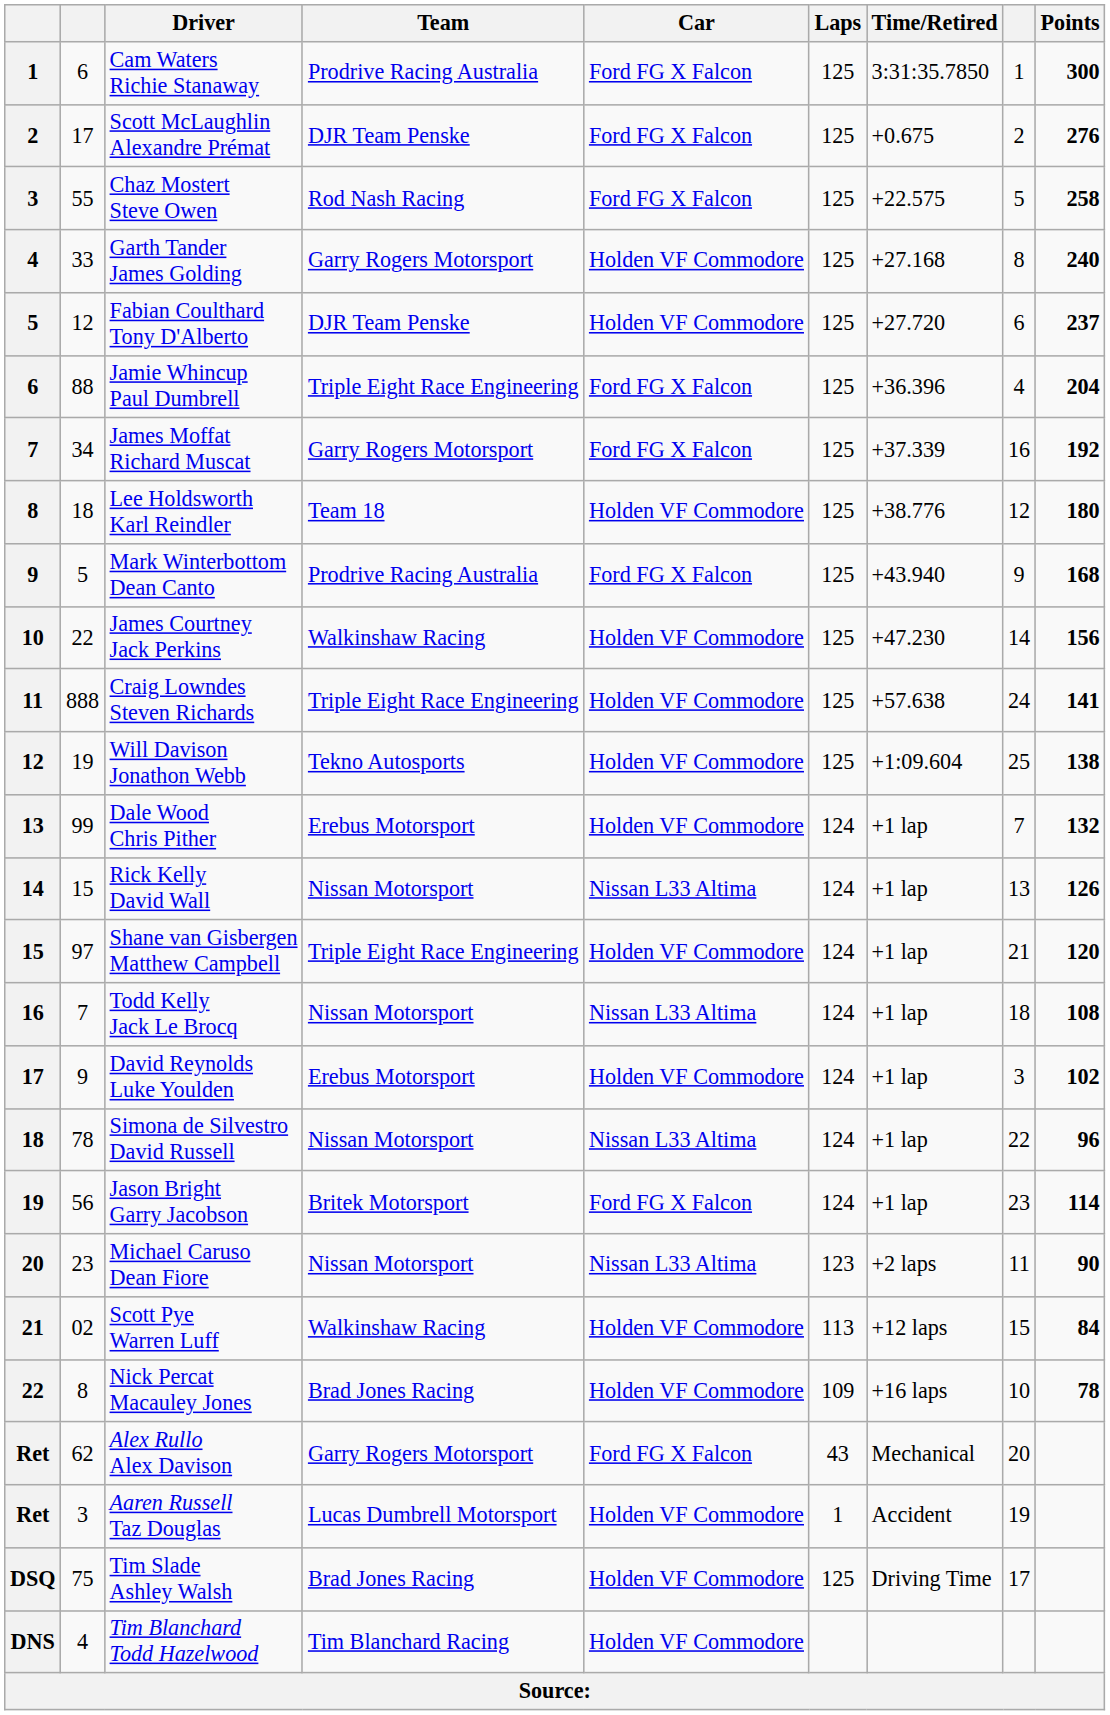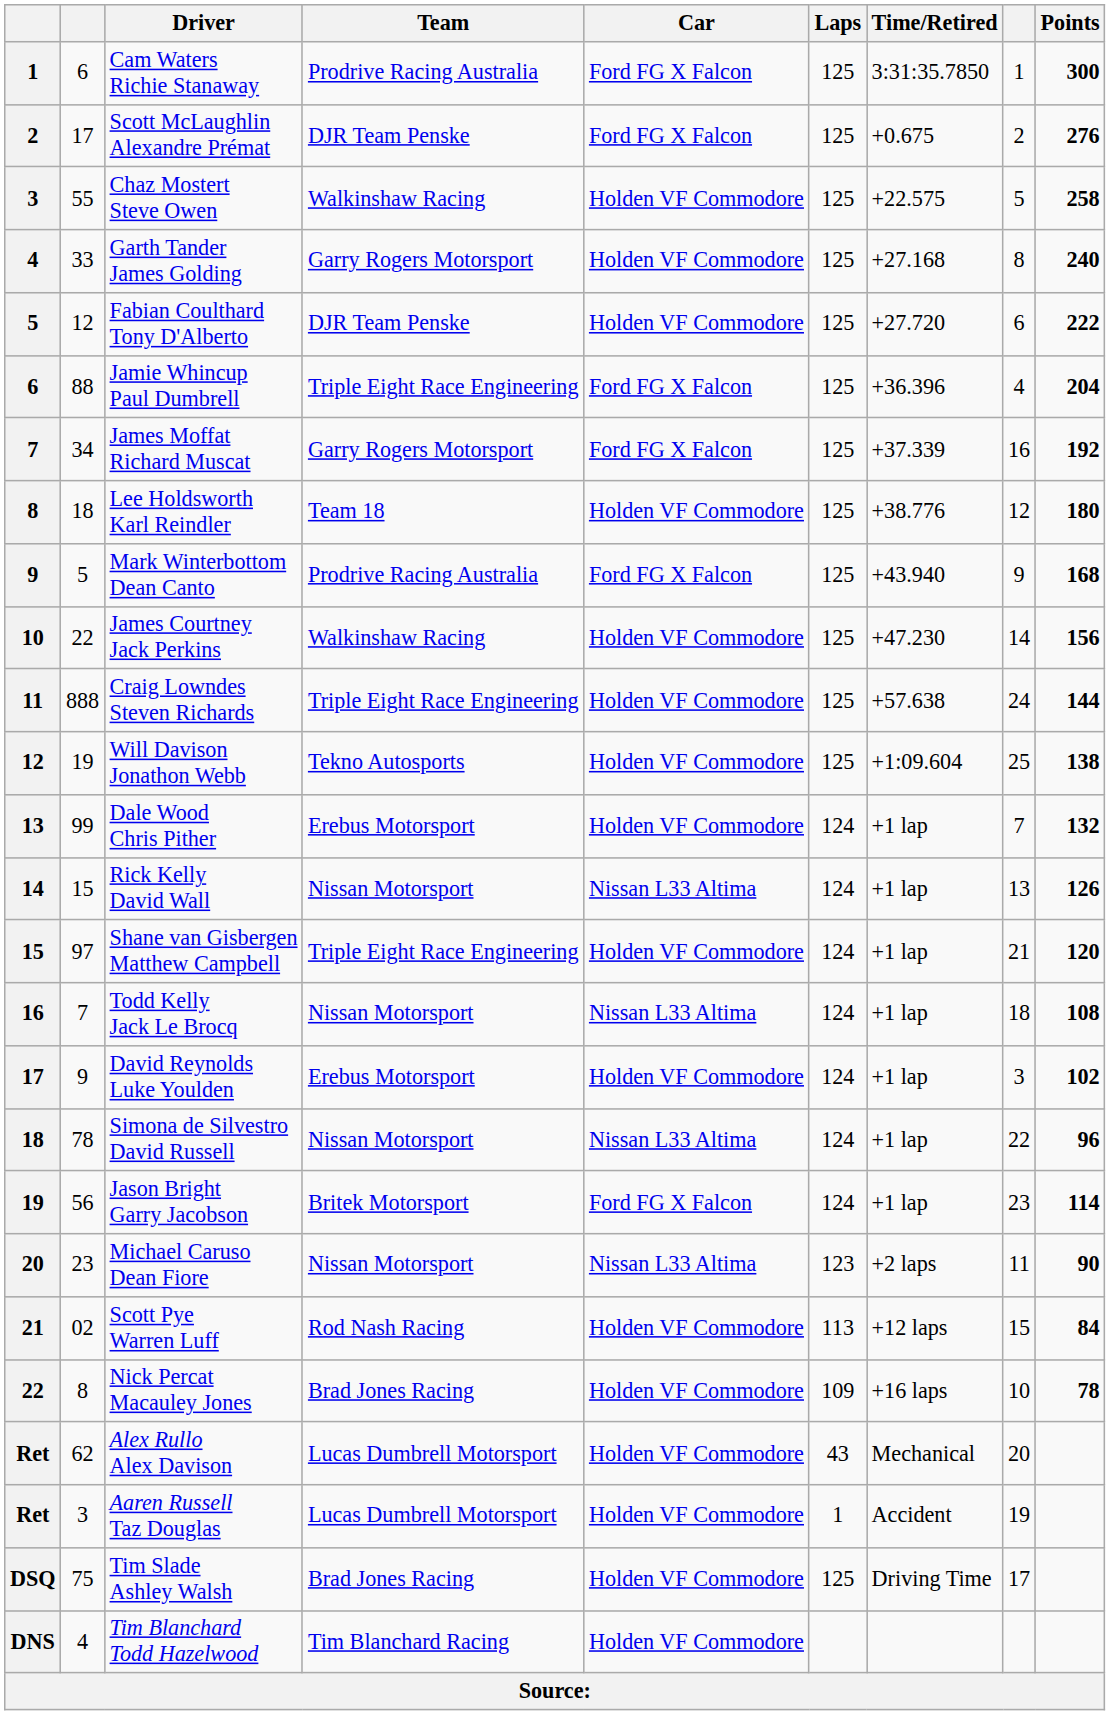(386, 198) Rod Nash Racing -> (397, 198) Walkinshaw Racing
(670, 198) Ford FG X Falcon -> (696, 198) Holden VF Commodore
(1083, 323) 237 -> (1083, 323) 222
(1083, 700) 141 -> (1083, 700) 144
(397, 1327) Walkinshaw Racing -> (386, 1327) Rod Nash Racing
(421, 1453) Garry Rogers Motorsport -> (432, 1453) Lucas Dumbrell Motorsport
(670, 1453) Ford FG X Falcon -> (696, 1453) Holden VF Commodore
